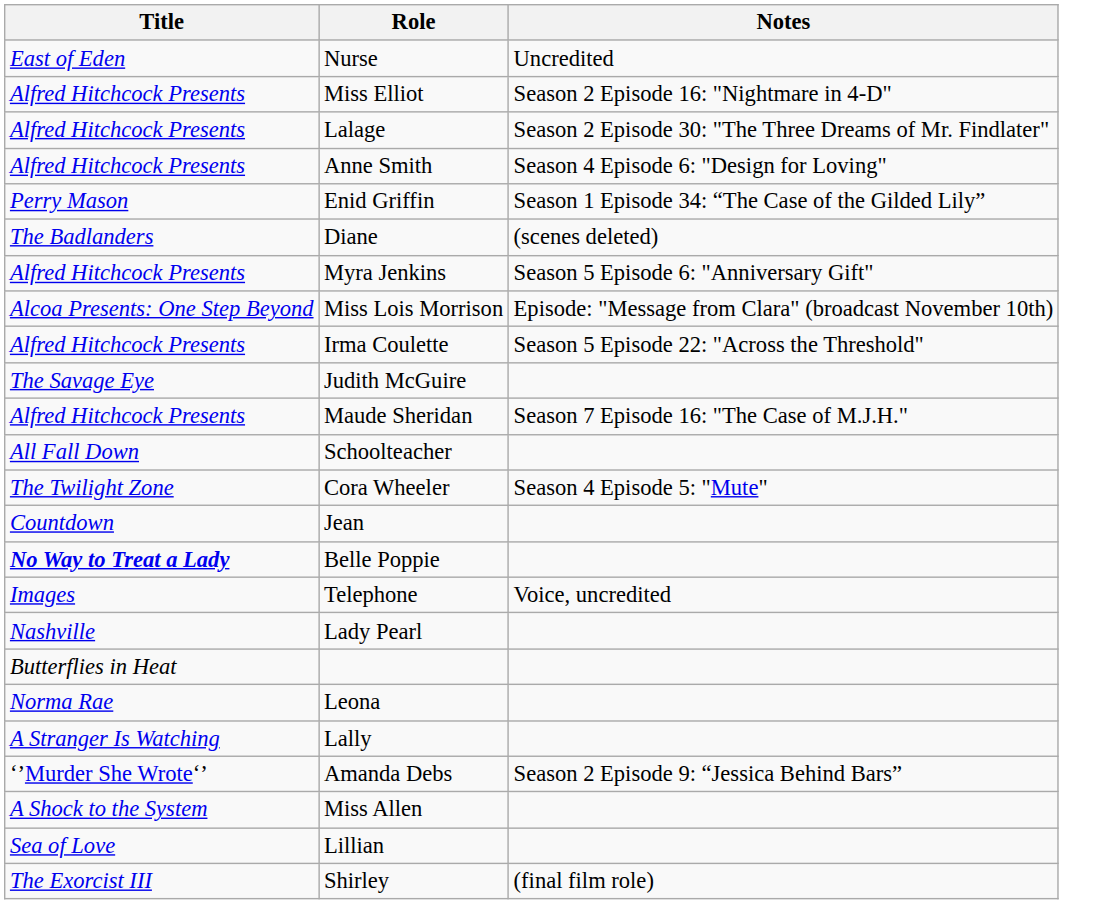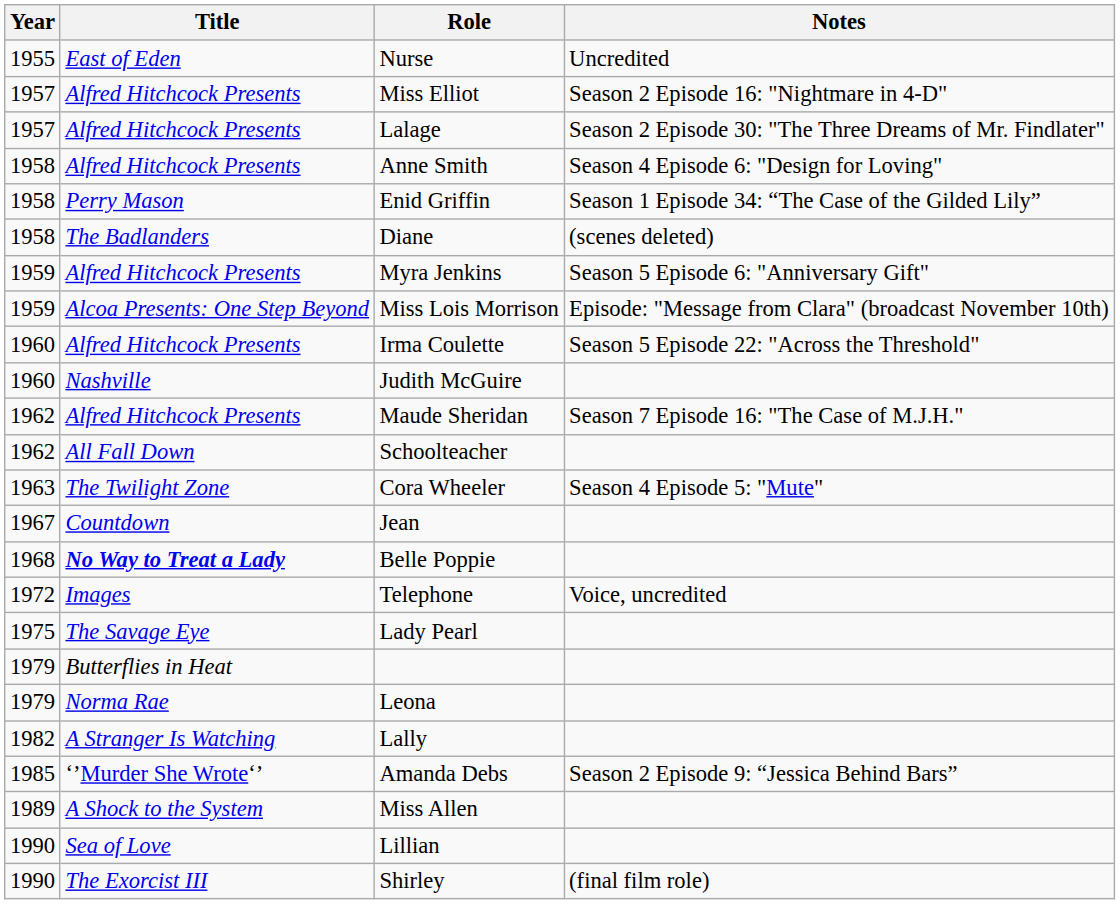+ column: (32, 22)
(82, 380) The Savage Eye -> (108, 380) Nashville
(53, 630) Nashville -> (137, 630) The Savage Eye
